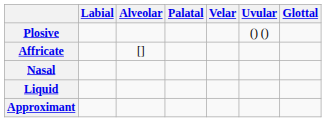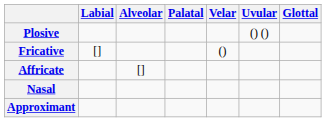+ row: (41, 51)
- row: (41, 88)
